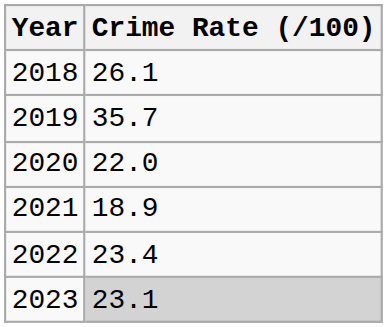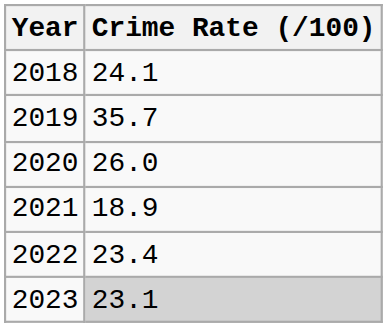(125, 73) 26.1 -> (125, 73) 24.1
(125, 164) 22.0 -> (125, 164) 26.0
